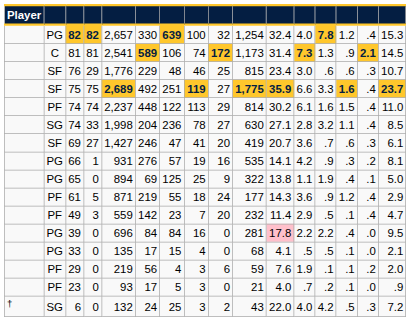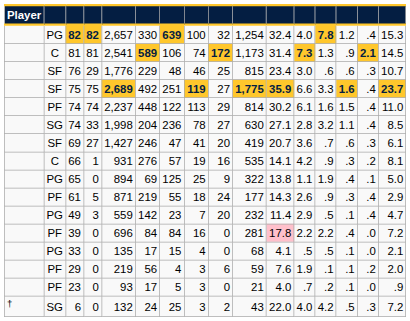(55, 161) PG -> (55, 161) C
(304, 197) 3.6 -> (304, 197) 2.6
(347, 197) 1.2 -> (350, 197) .3
(55, 215) PF -> (55, 215) PG
(55, 233) PG -> (55, 233) PF
(395, 233) 9.5 -> (395, 233) 7.2
